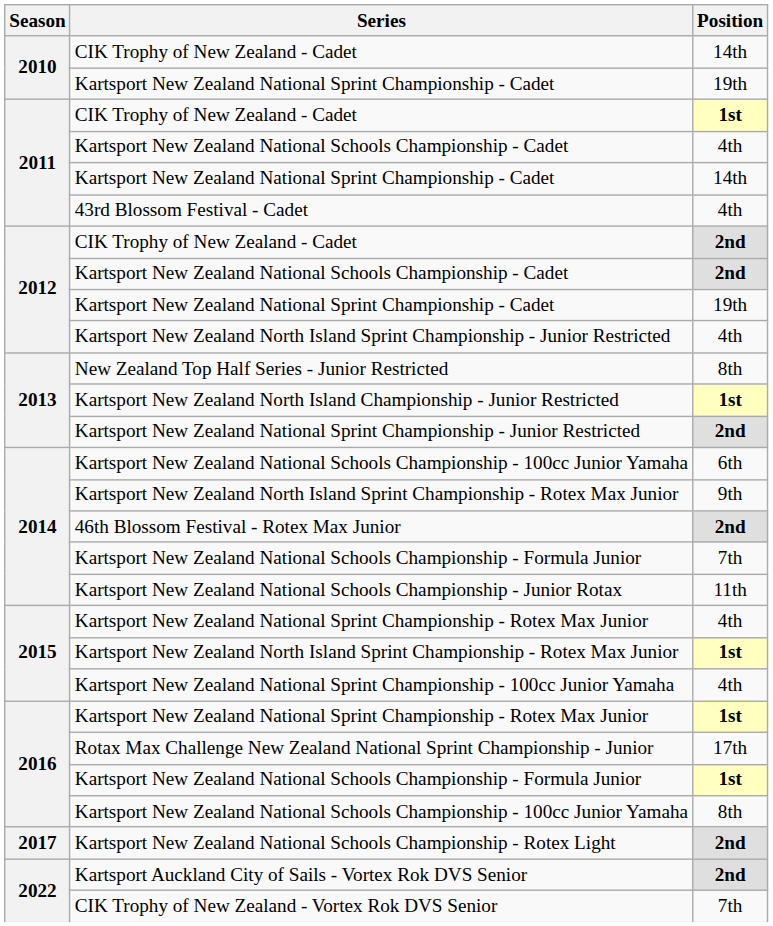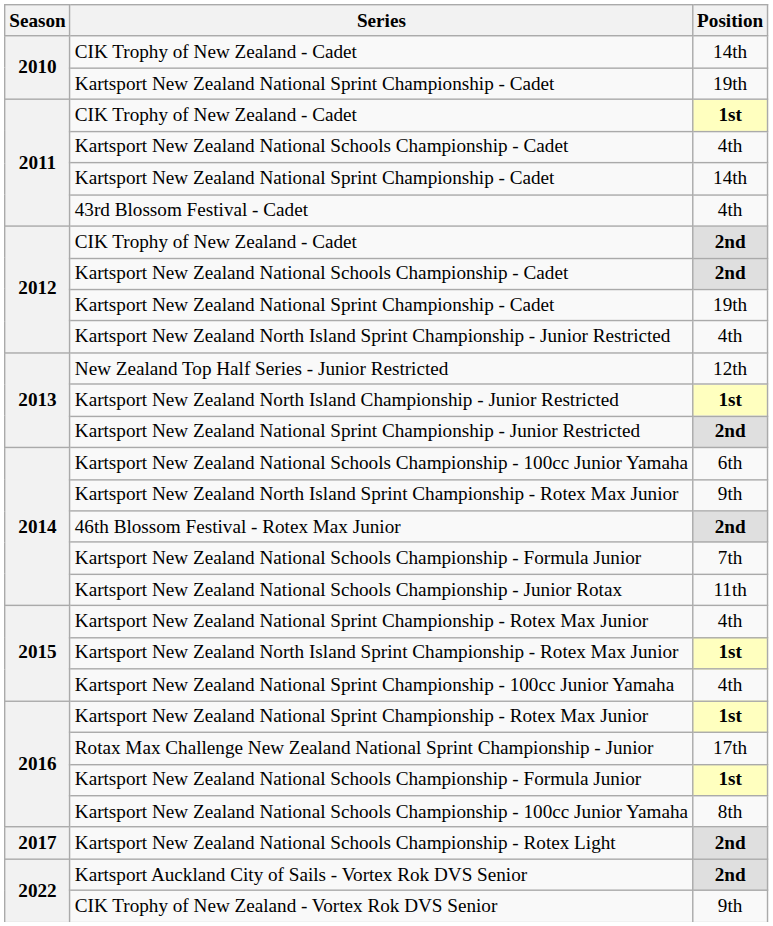(730, 367) 8th -> (730, 367) 12th
(730, 905) 7th -> (730, 905) 9th
